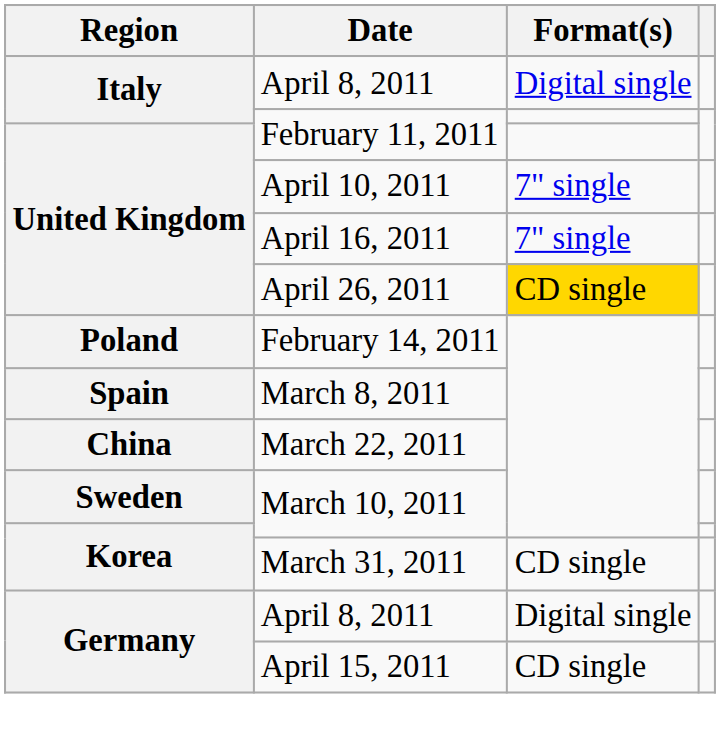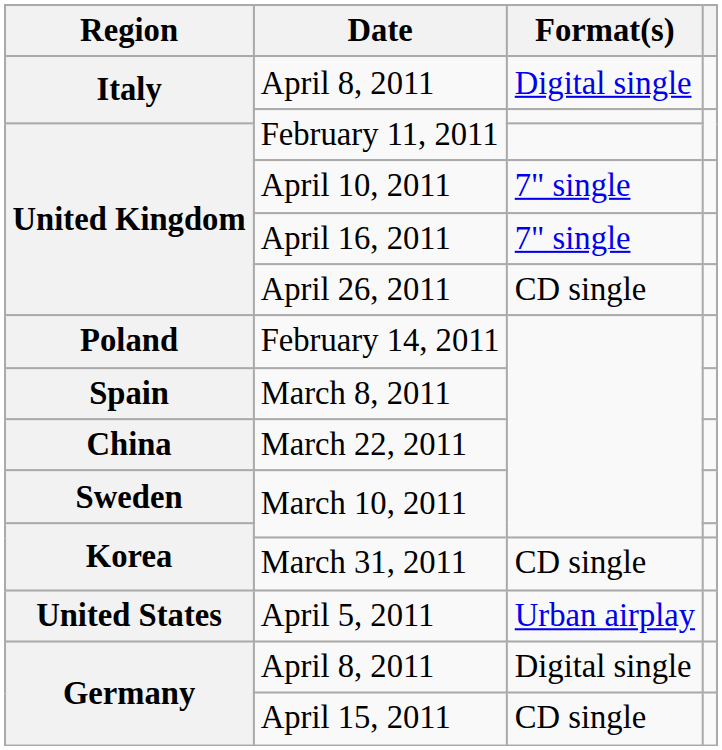(580, 289) gold background -> (580, 289) no background
+ row: (129, 614)
